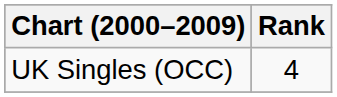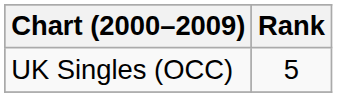(291, 69) 4 -> (291, 69) 5
